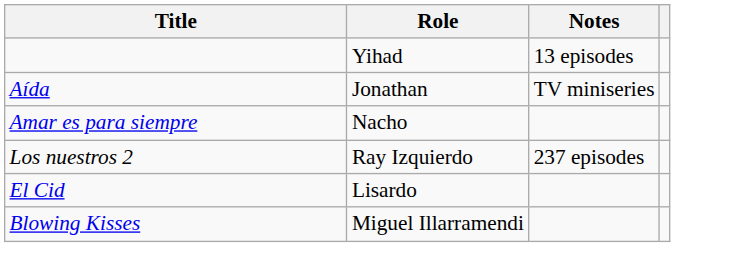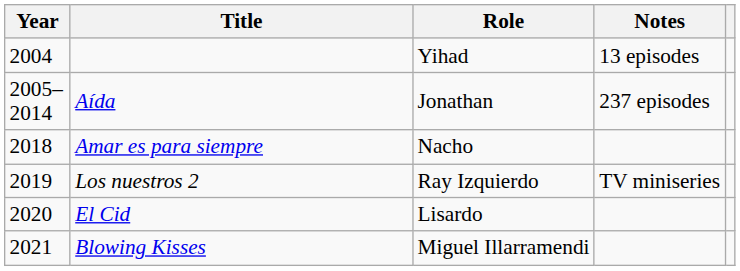+ column: (37, 21)
(594, 88) TV miniseries -> (655, 100) 237 episodes
(589, 156) 237 episodes -> (660, 180) TV miniseries
